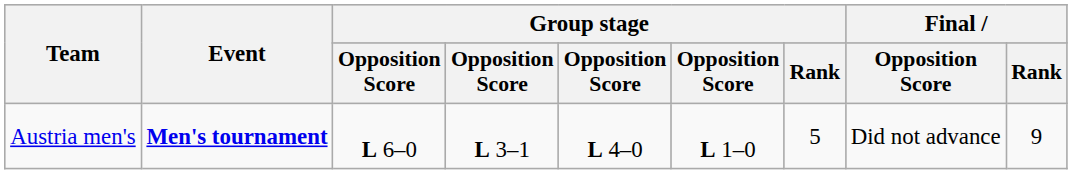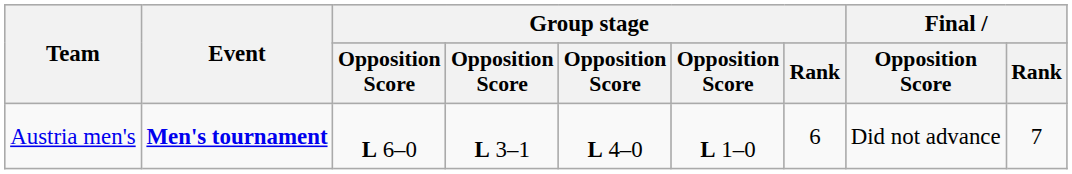(815, 136) 5 -> (815, 136) 6
(1037, 136) 9 -> (1037, 136) 7
